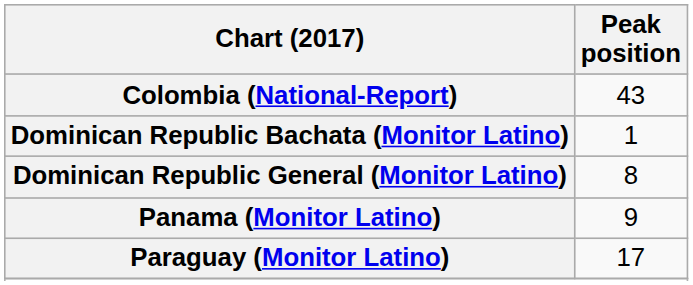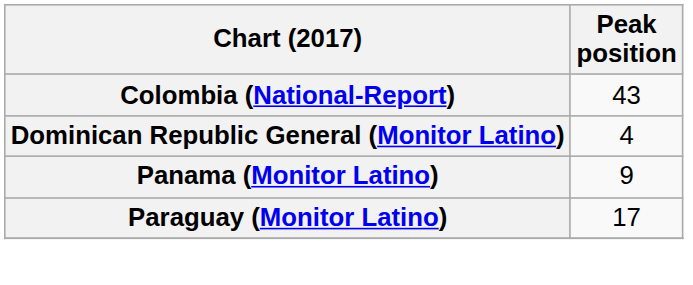- row: (290, 135)
(631, 176) 8 -> (627, 135) 4
